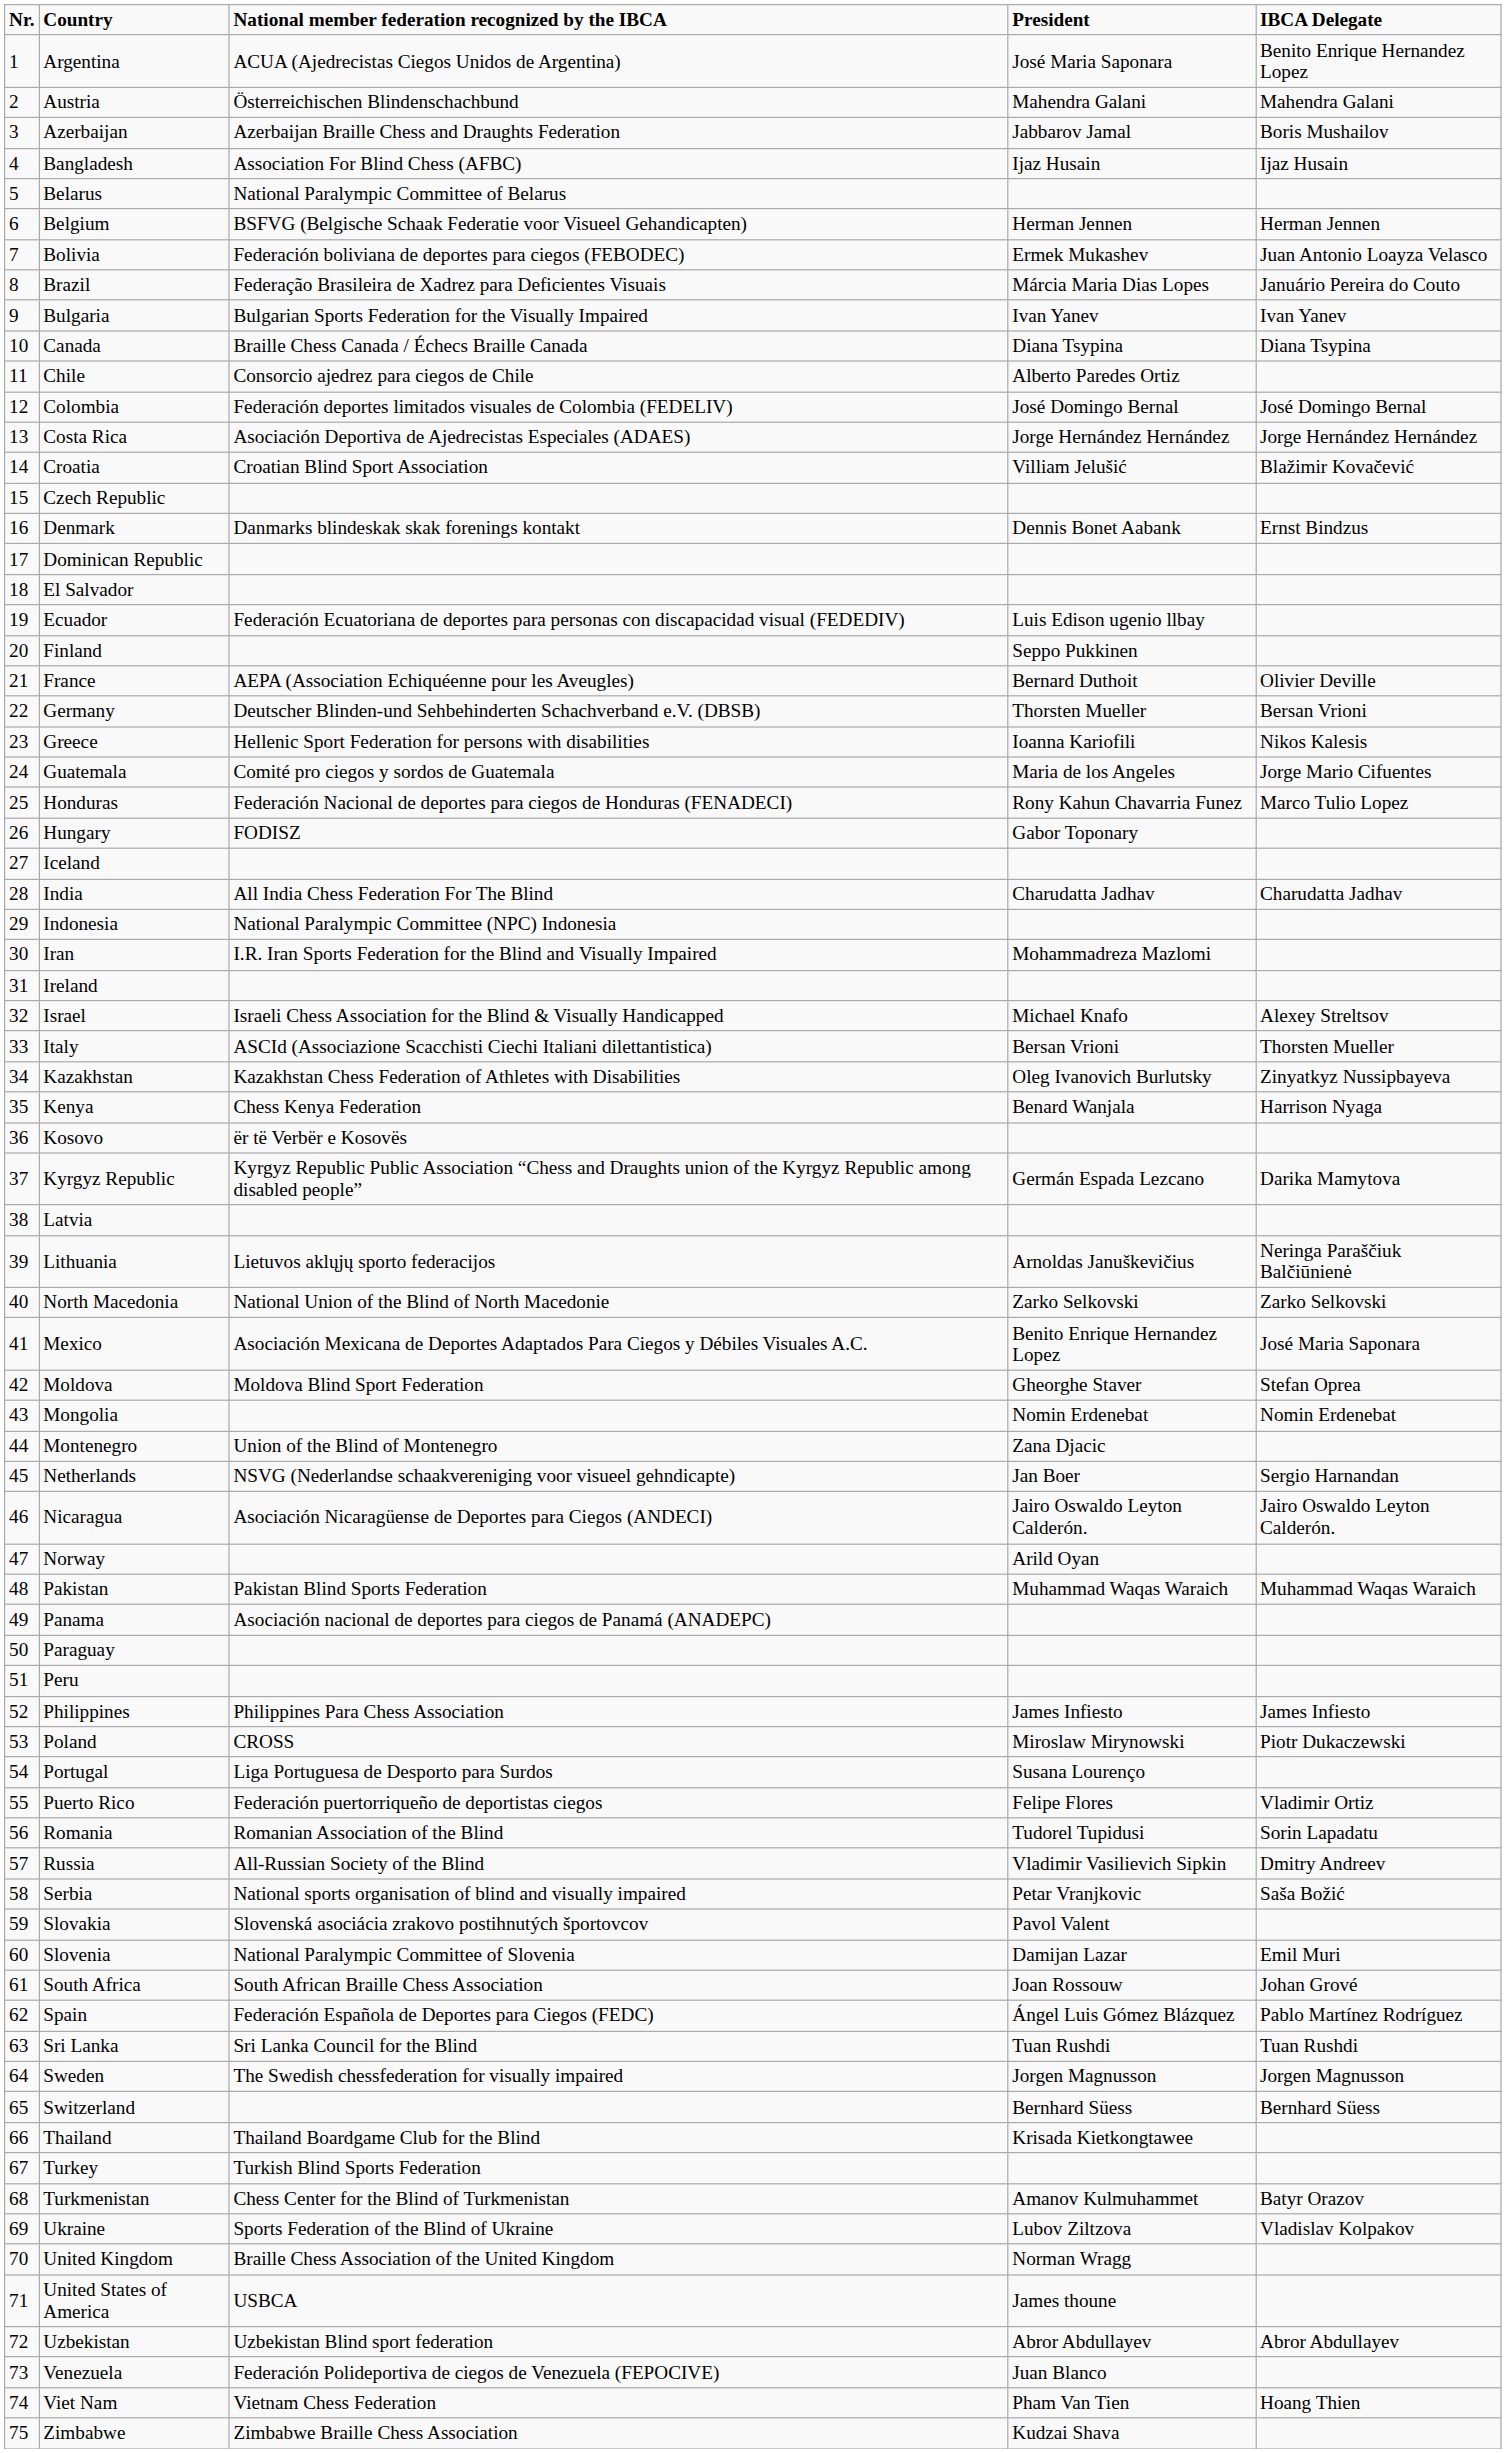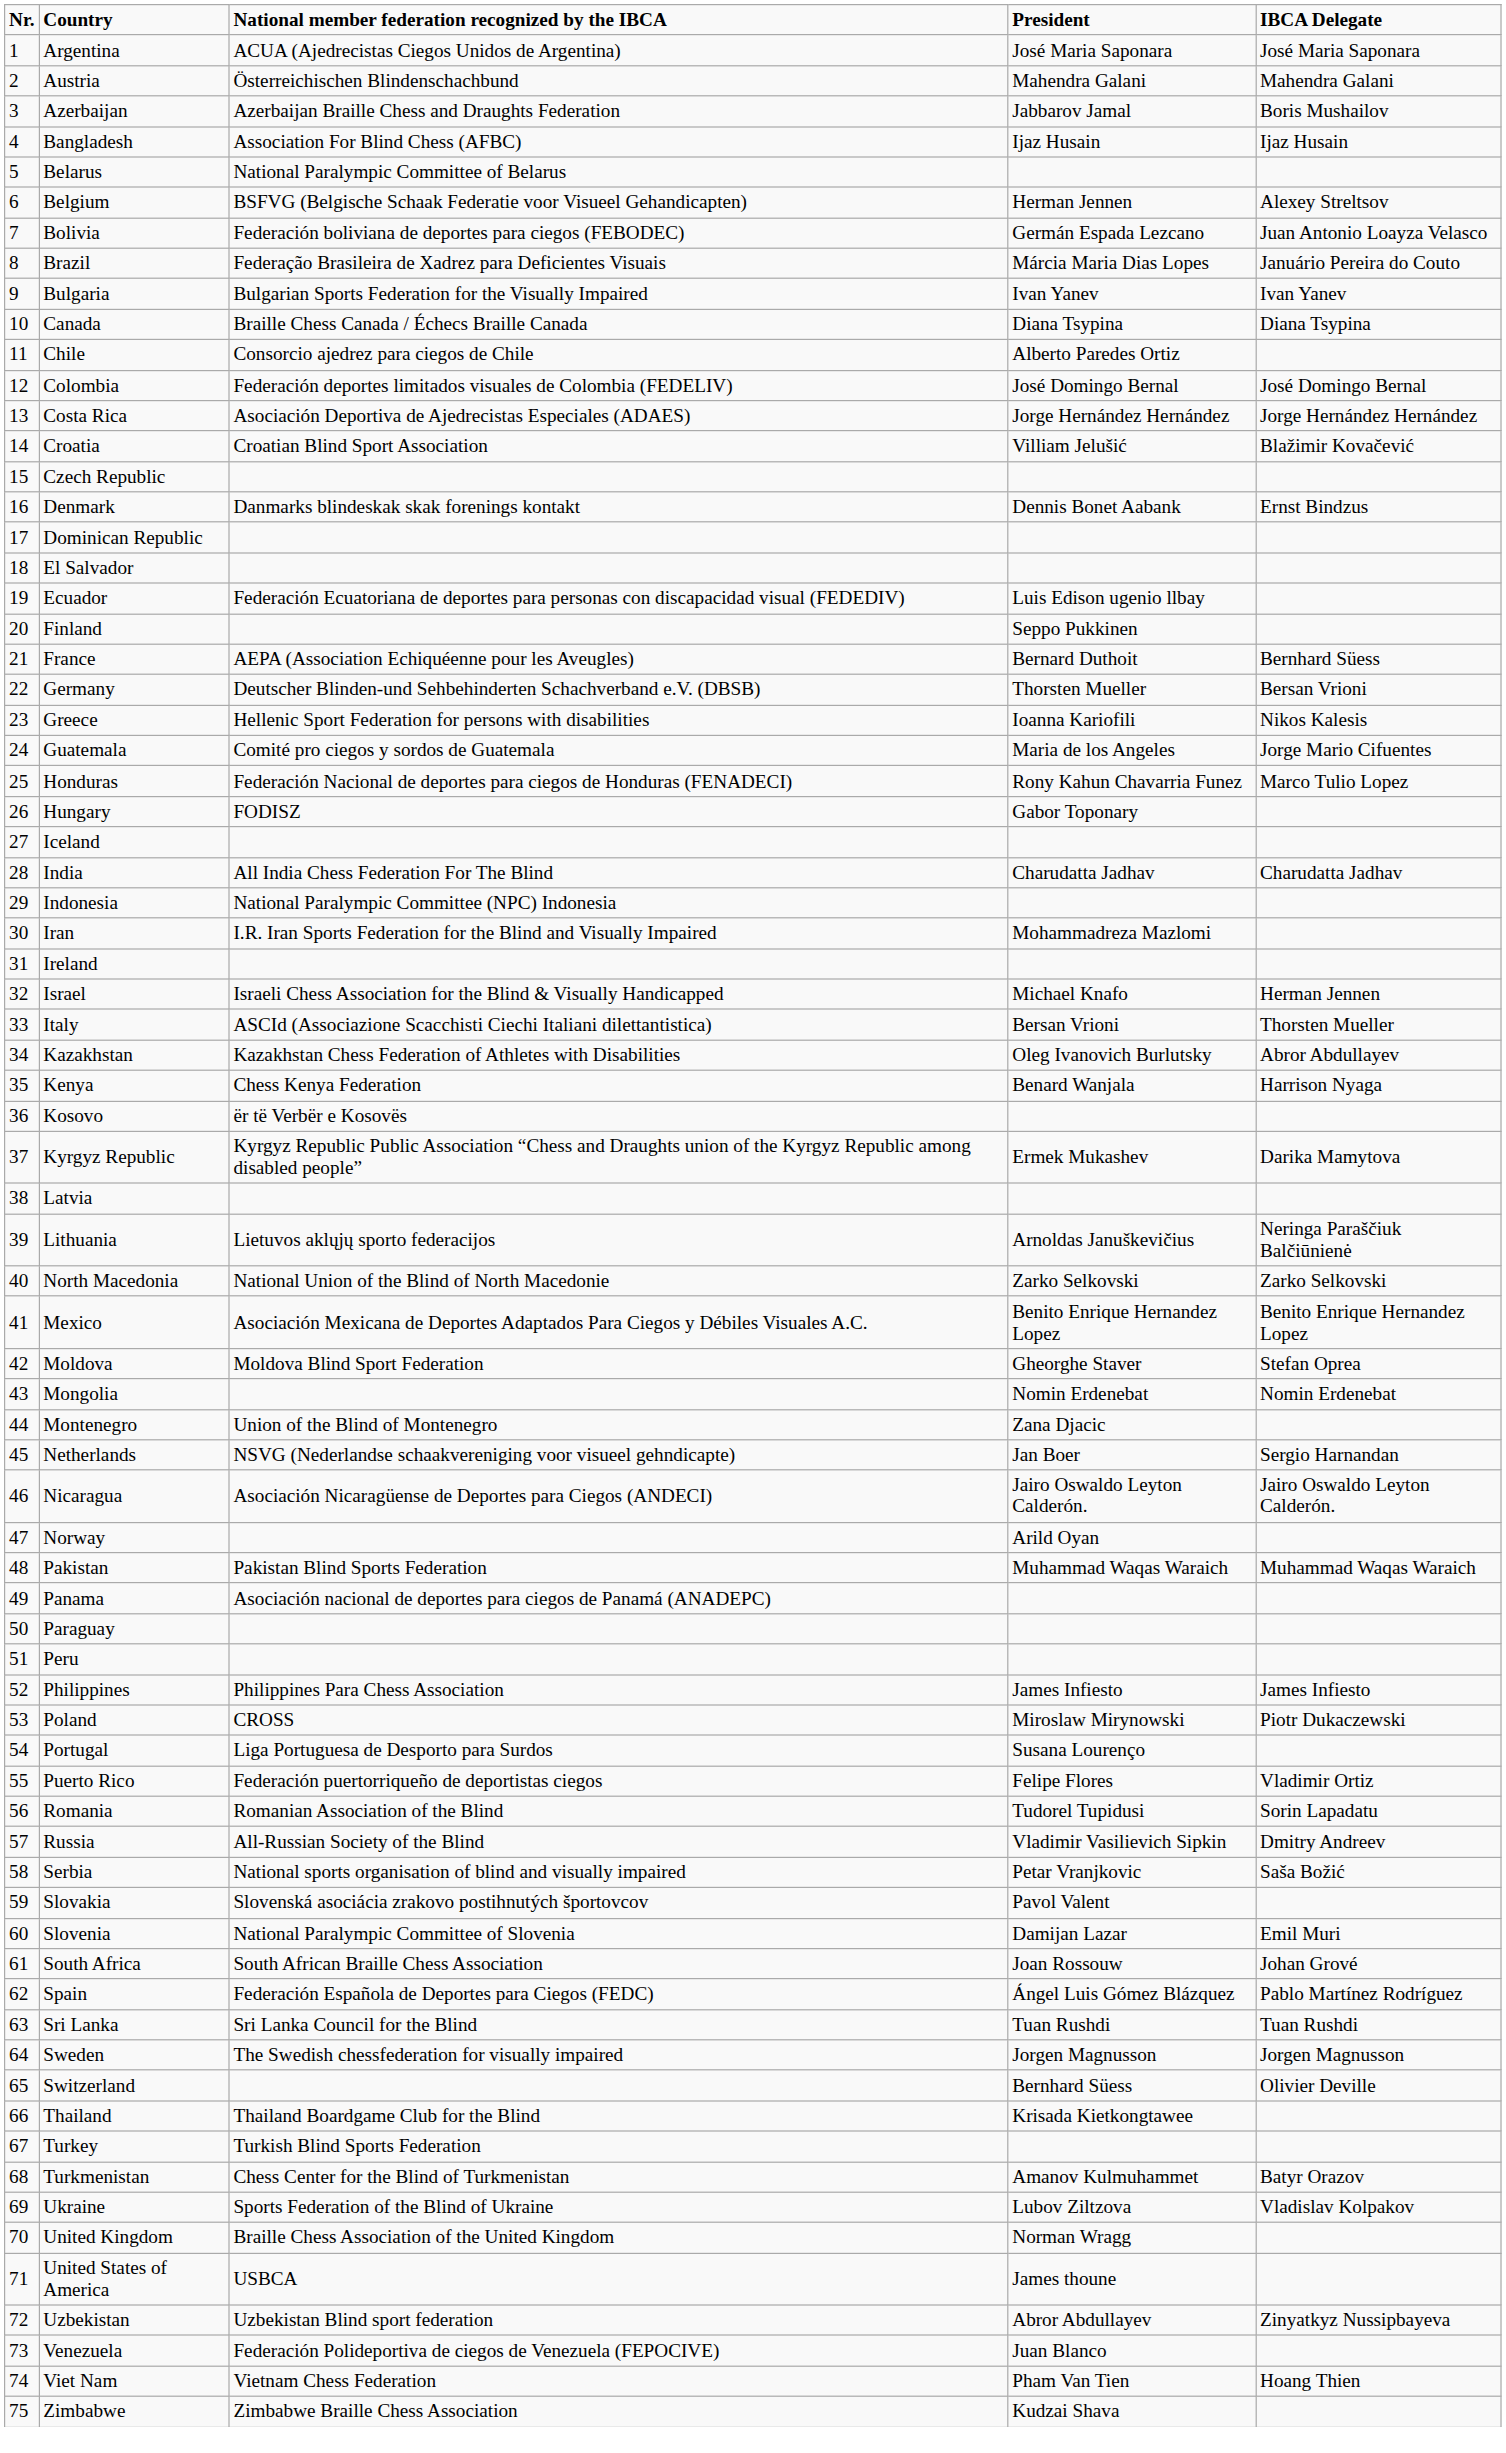(1362, 60) Benito Enrique Hernandez Lopez -> (1340, 50) José Maria Saponara
(1320, 224) Herman Jennen -> (1324, 202) Alexey Streltsov
(1080, 254) Ermek Mukashev -> (1108, 232) Germán Espada Lezcano
(1318, 680) Olivier Deville -> (1320, 659) Bernhard Süess
(1324, 1015) Alexey Streltsov -> (1320, 994) Herman Jennen
(1355, 1076) Zinyatkyz Nussipbayeva -> (1330, 1055) Abror Abdullayev
(1108, 1178) Germán Espada Lezcano -> (1080, 1157) Ermek Mukashev
(1340, 1343) José Maria Saponara -> (1362, 1322) Benito Enrique Hernandez Lopez
(1320, 2106) Bernhard Süess -> (1318, 2085) Olivier Deville
(1330, 2341) Abror Abdullayev -> (1355, 2320) Zinyatkyz Nussipbayeva
